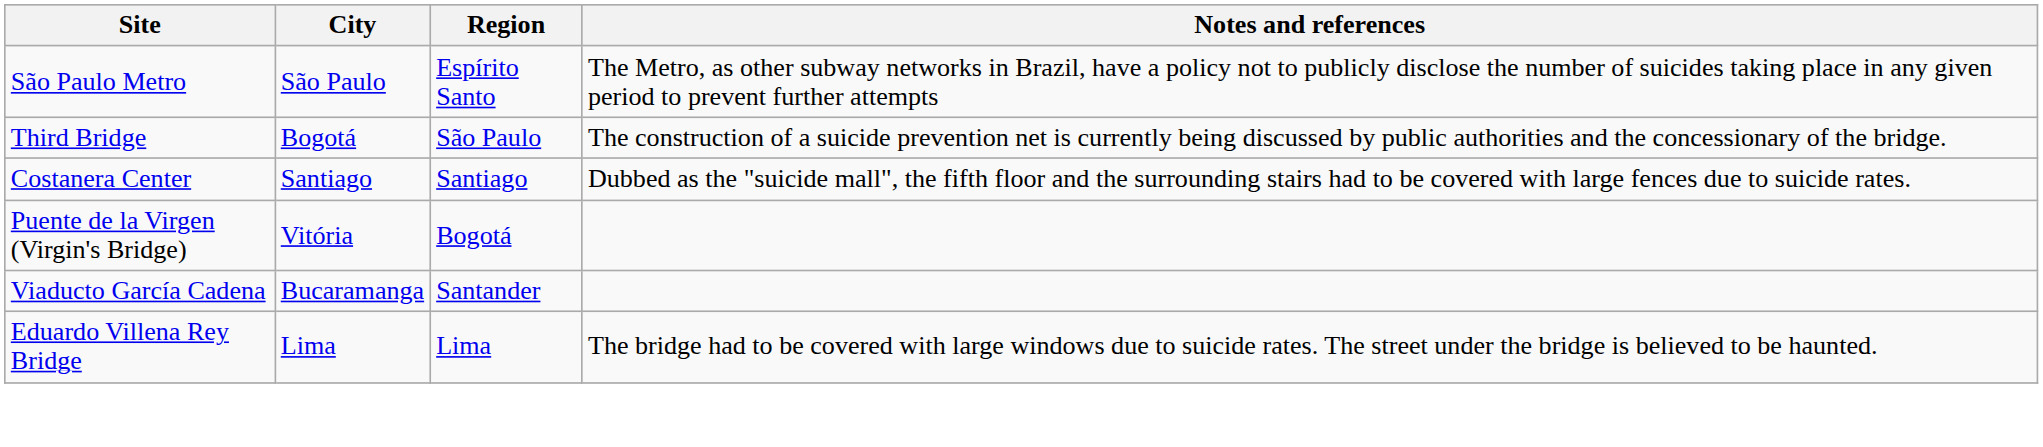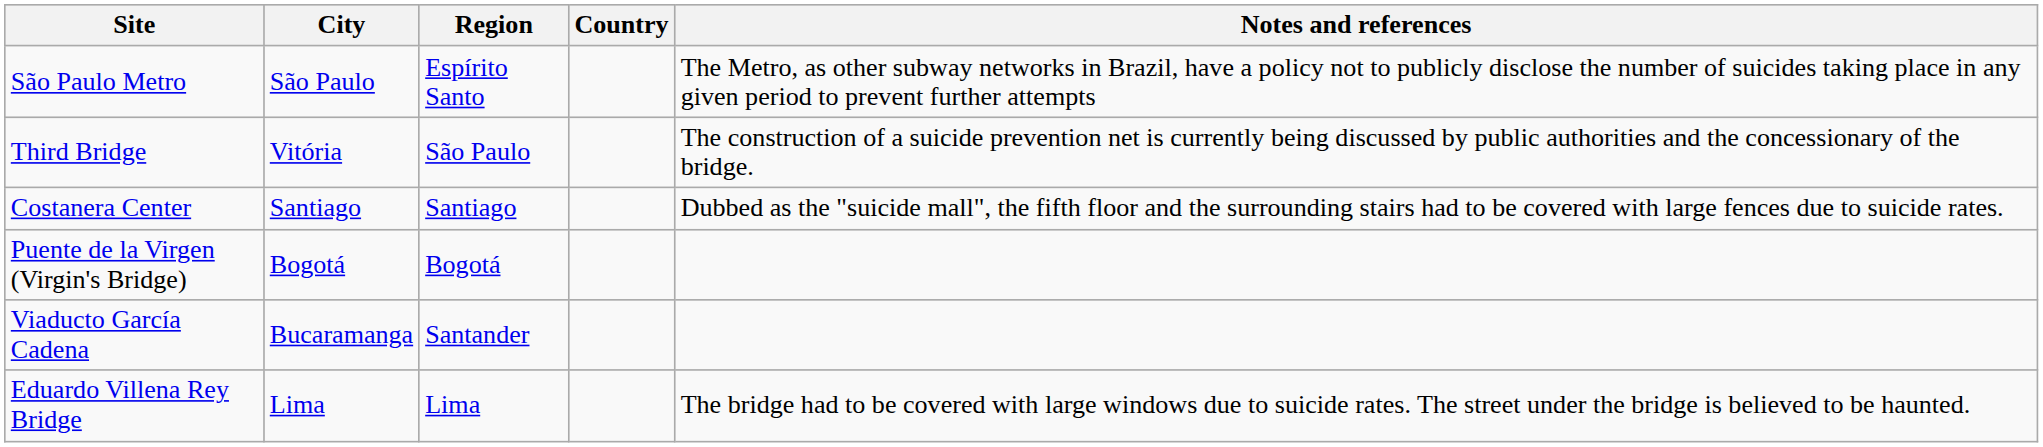+ column: (622, 25)
(318, 137) Bogotá -> (306, 151) Vitória
(317, 234) Vitória -> (307, 263) Bogotá
